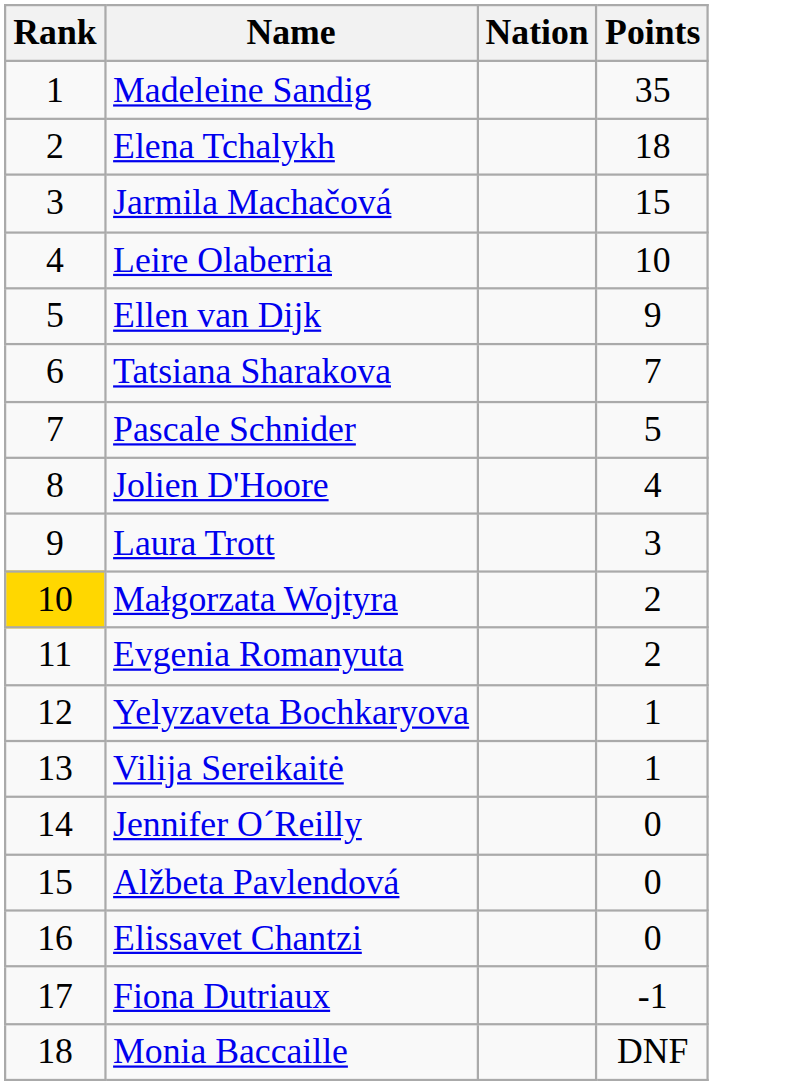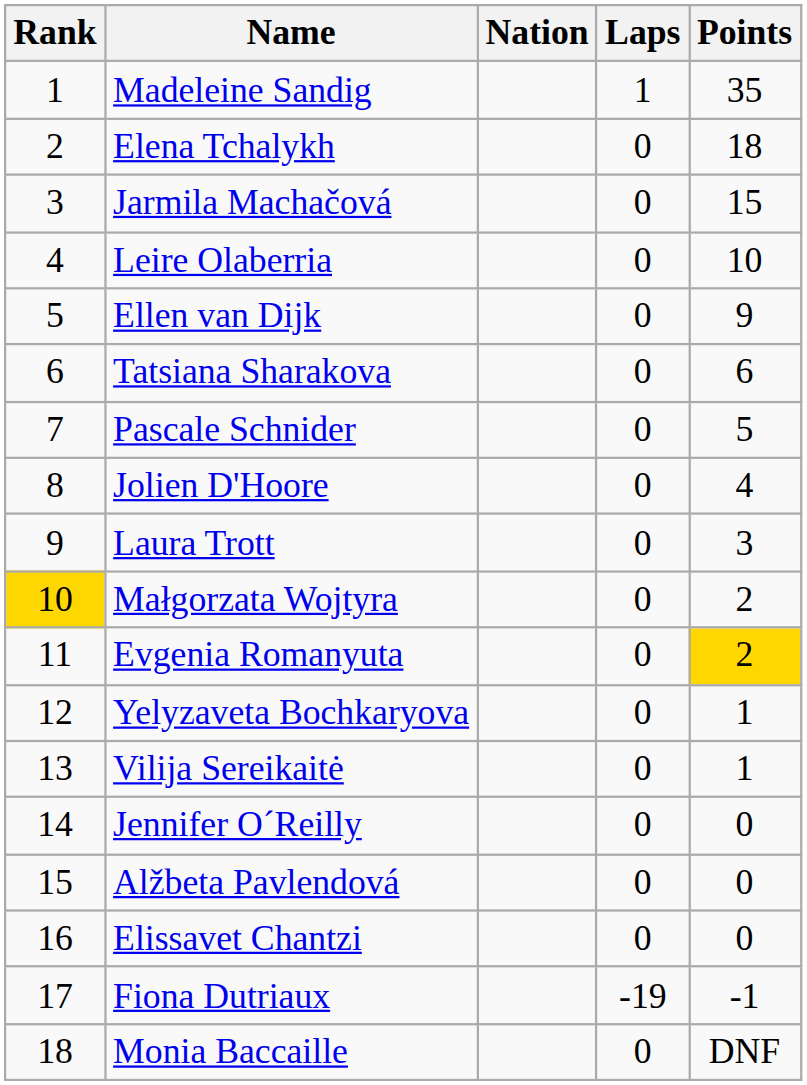+ column: (643, 32)
(653, 372) 7 -> (744, 372) 6
(653, 655) no background -> (744, 655) gold background
